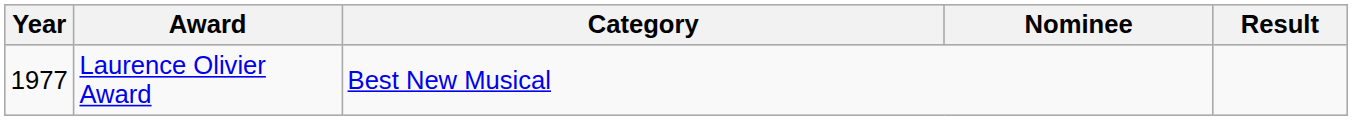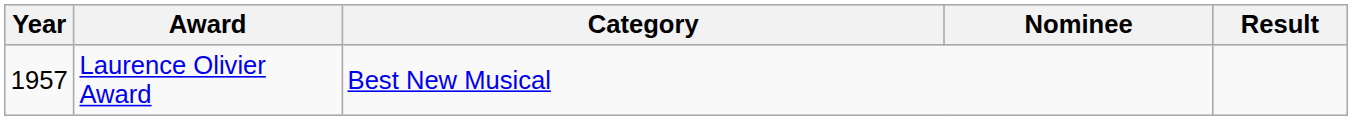(39, 79) 1977 -> (39, 79) 1957
